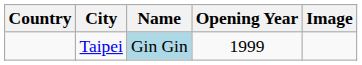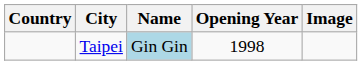(247, 45) 1999 -> (247, 45) 1998
